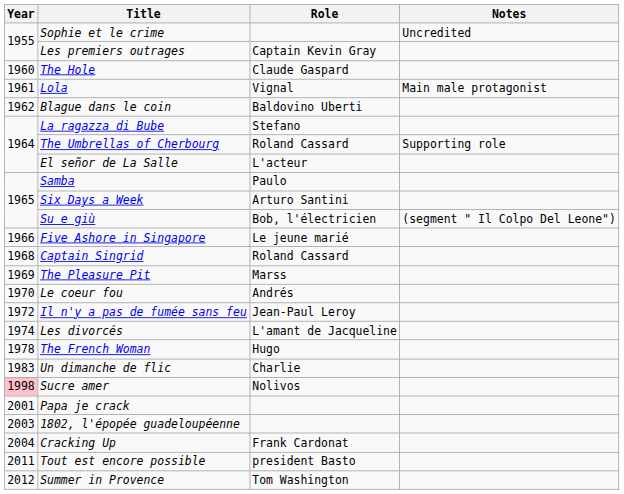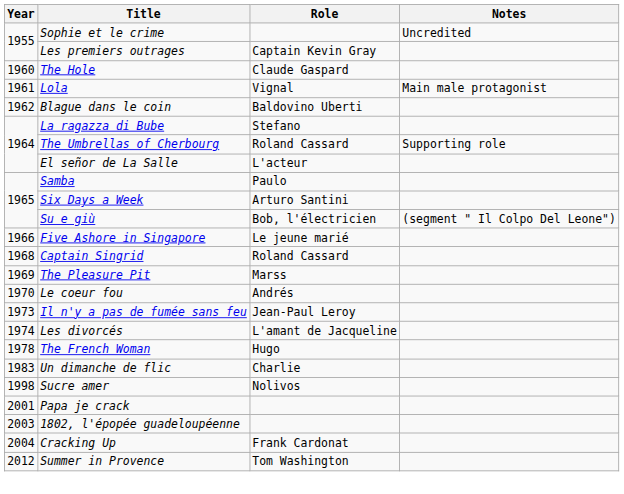(21, 312) 1972 -> (21, 312) 1973
(21, 387) pink background -> (21, 387) no background
- row: (123, 461)
